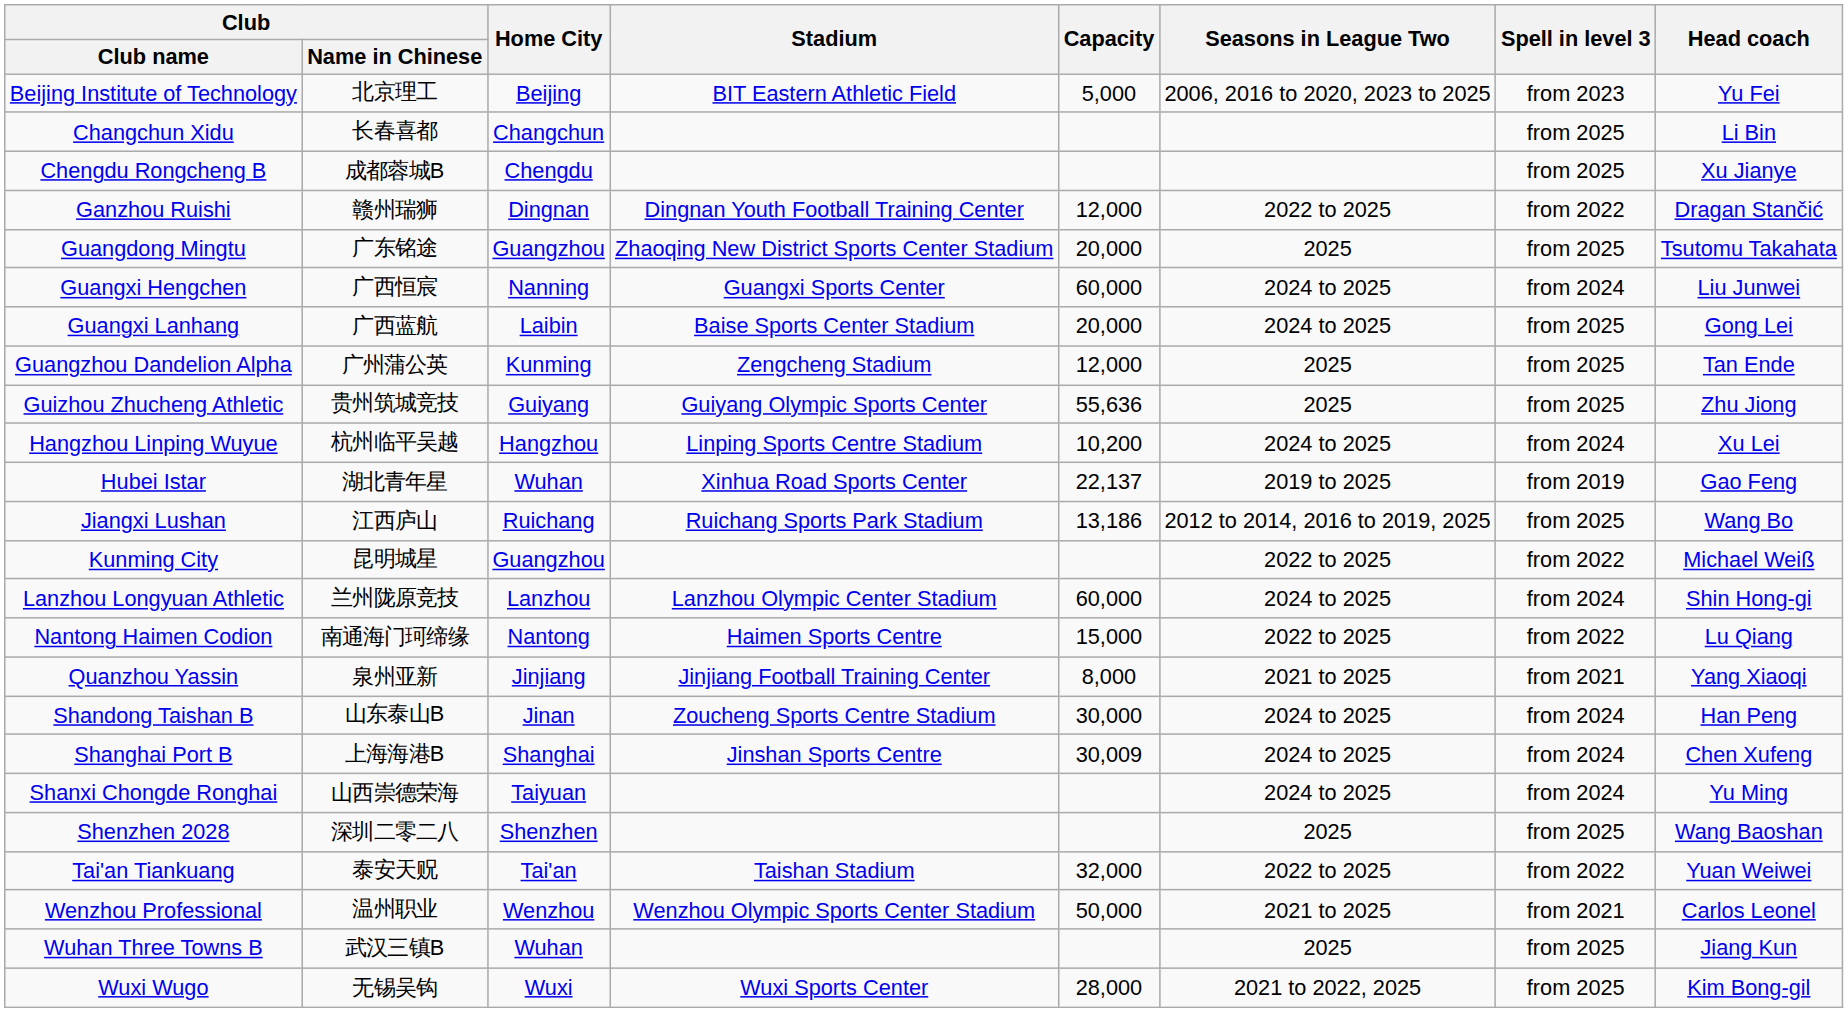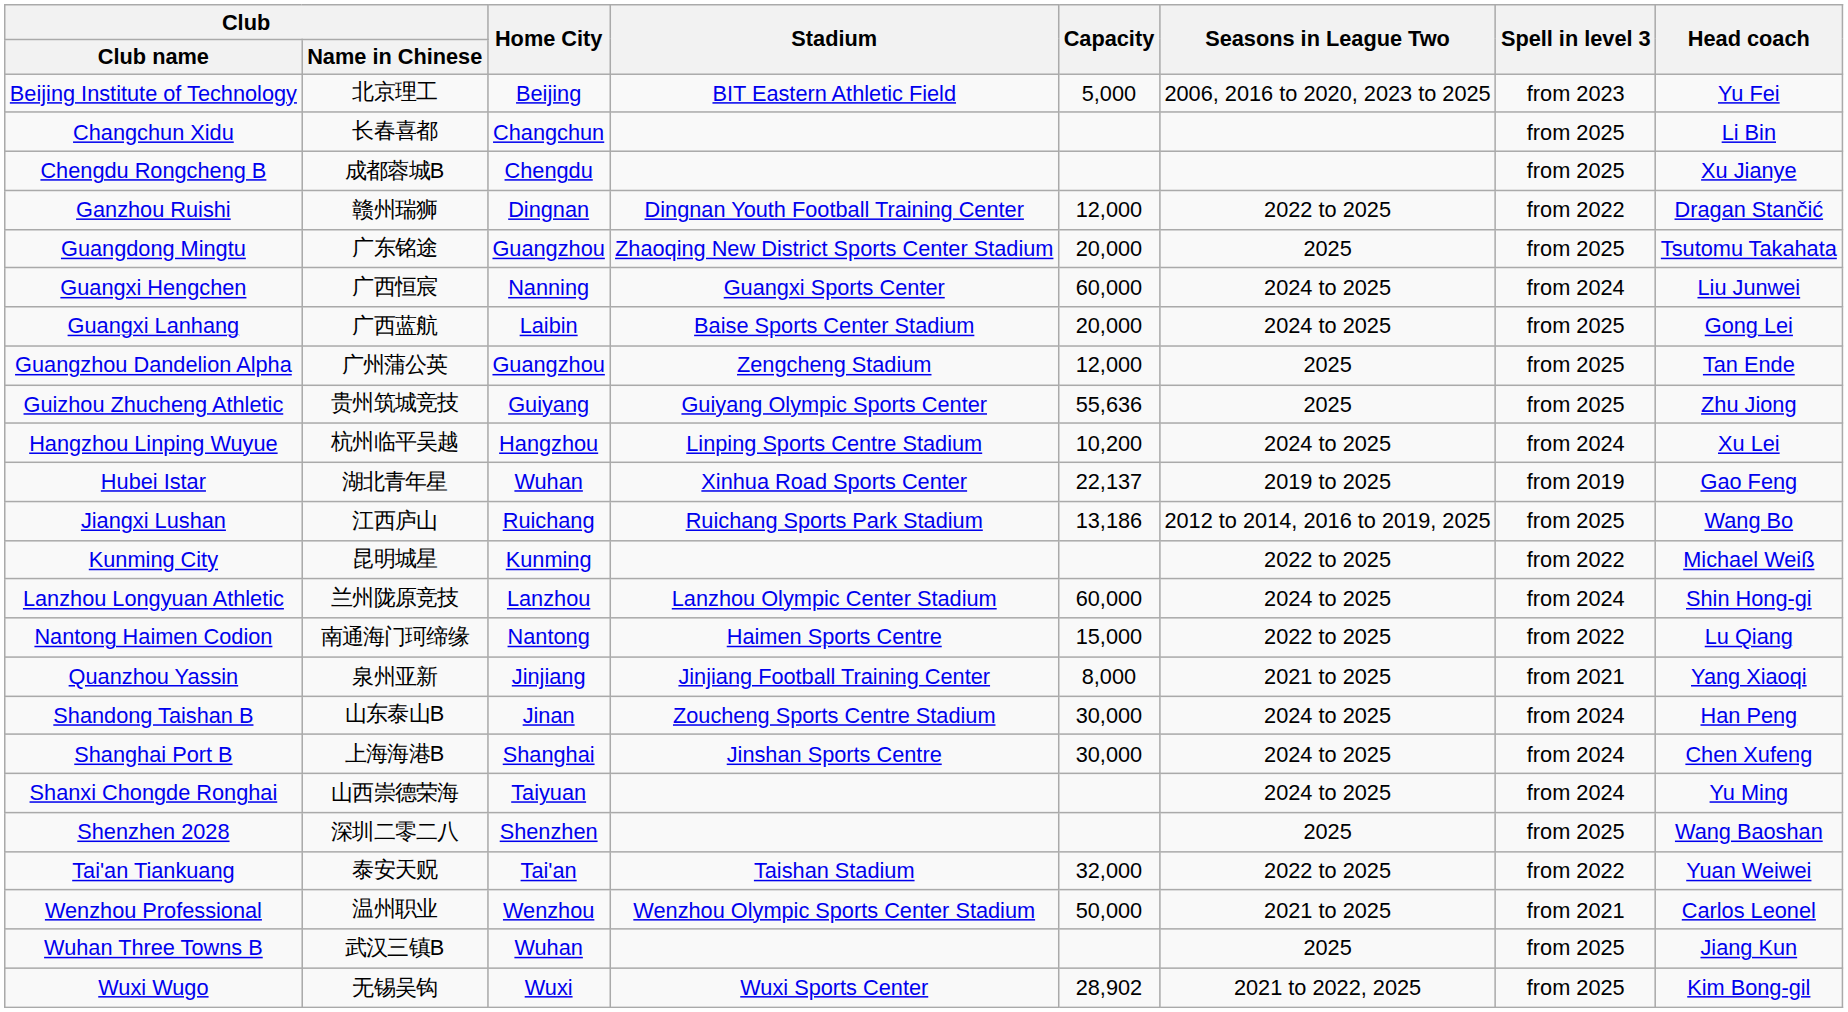(549, 365) Kunming -> (549, 365) Guangzhou
(549, 560) Guangzhou -> (549, 560) Kunming
(1109, 754) 30,009 -> (1109, 754) 30,000
(1109, 988) 28,000 -> (1109, 988) 28,902
